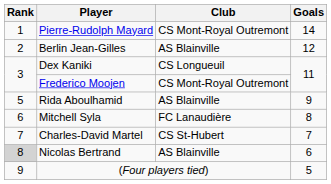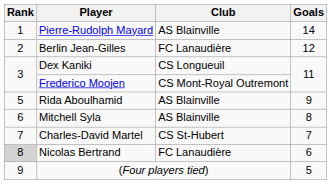(223, 30) CS Mont-Royal Outremont -> (189, 30) AS Blainville
(189, 48) AS Blainville -> (195, 48) FC Lanaudière
(195, 118) FC Lanaudière -> (189, 118) AS Blainville
(189, 153) AS Blainville -> (195, 153) FC Lanaudière
